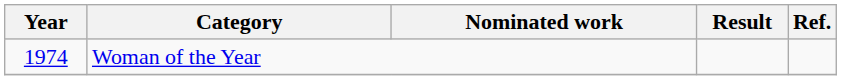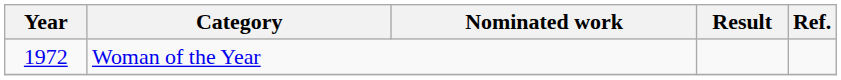(46, 56) 1974 -> (46, 56) 1972
